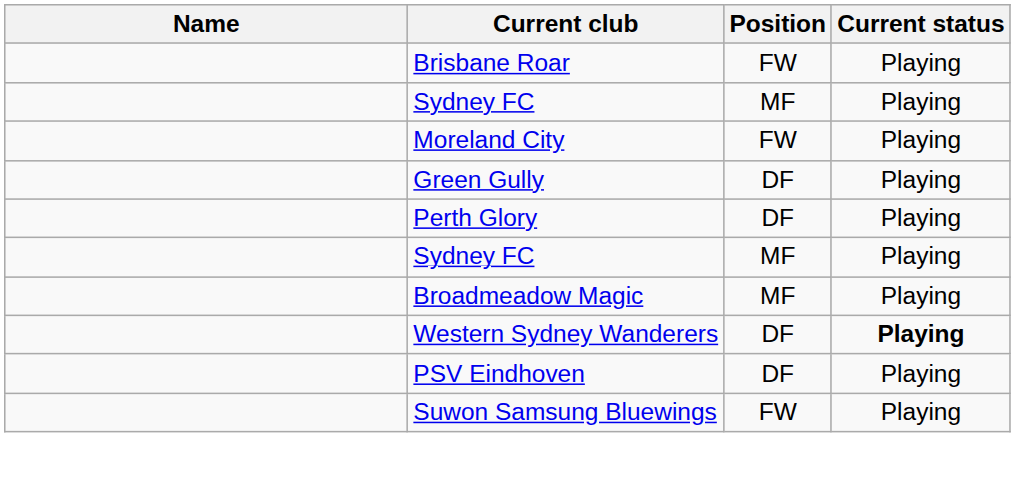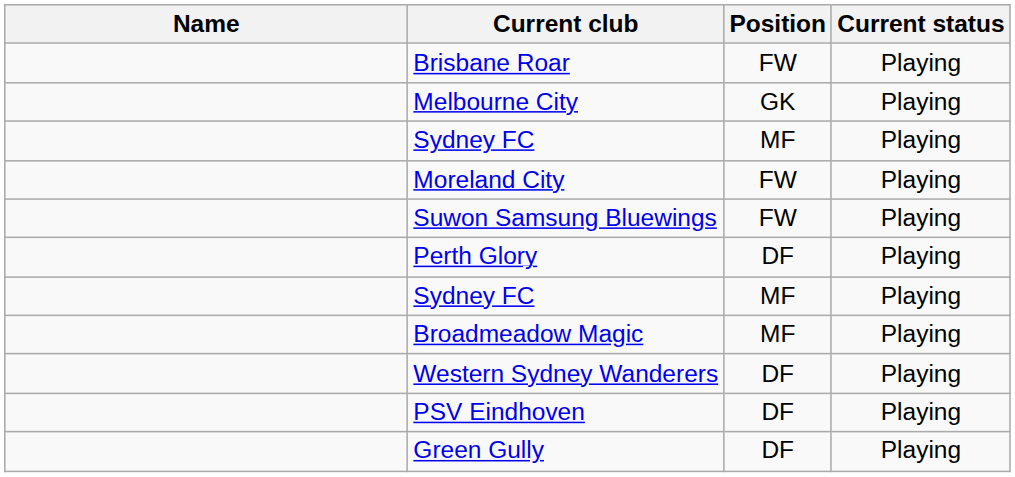+ row: (496, 101)
rows swapped: (479, 179) <-> (565, 412)
(921, 334) bold -> (921, 373) normal
